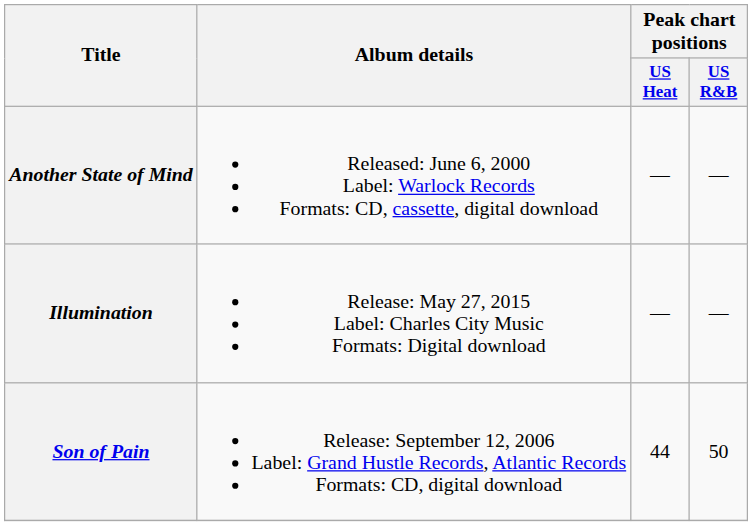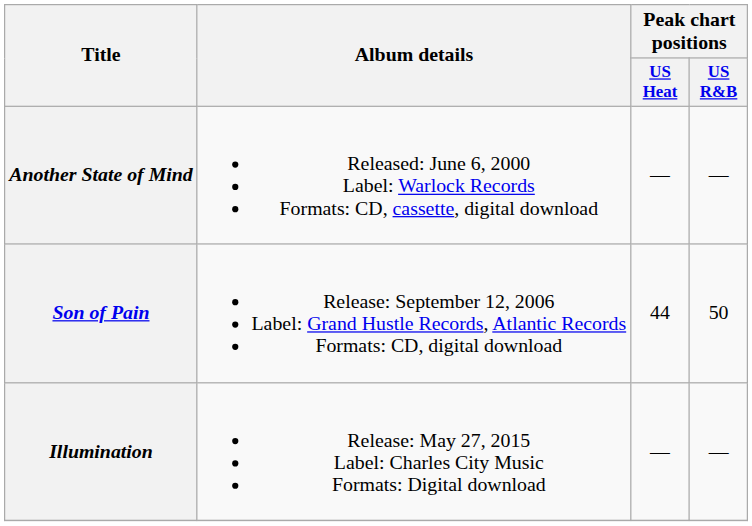rows swapped: (101, 451) <-> (101, 313)
